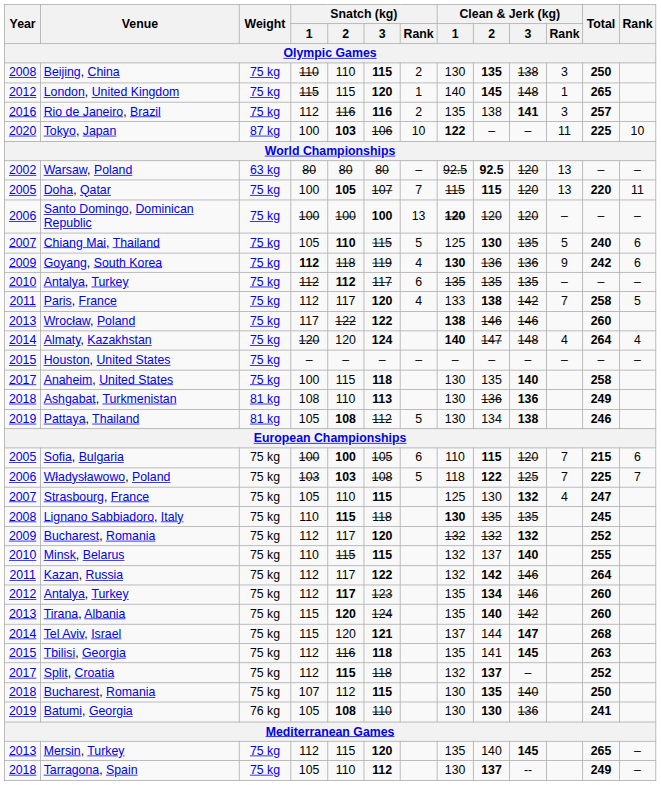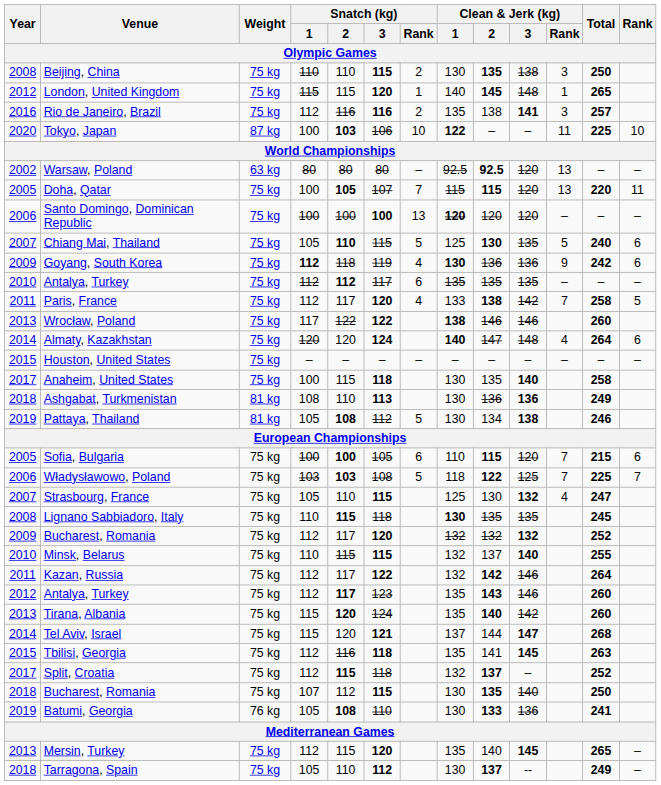(637, 340) 4 -> (637, 340) 6
(492, 594) 134 -> (492, 594) 143
(492, 711) 130 -> (492, 711) 133
